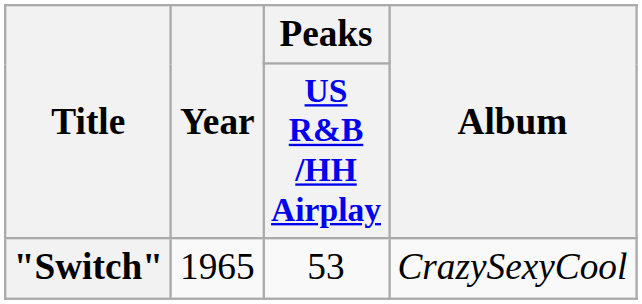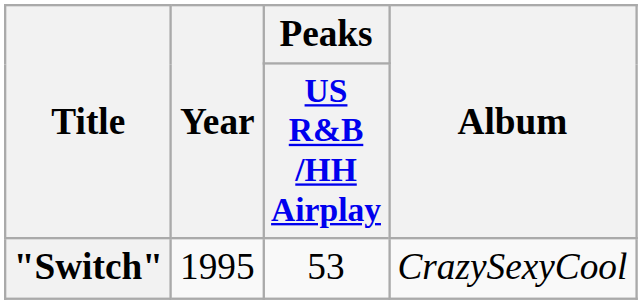(217, 267) 1965 -> (217, 267) 1995
